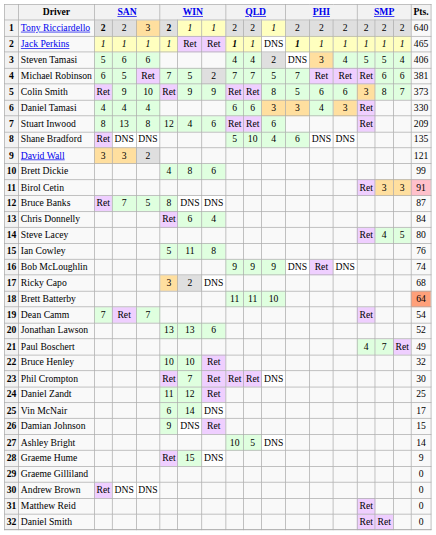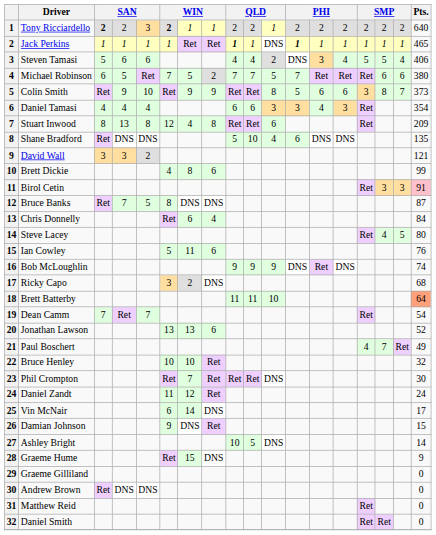(421, 75) 381 -> (421, 75) 380
(421, 107) 330 -> (421, 107) 354
(214, 123) 6 -> (214, 123) 8
(214, 251) 8 -> (214, 251) 6
(421, 394) 25 -> (421, 394) 24
